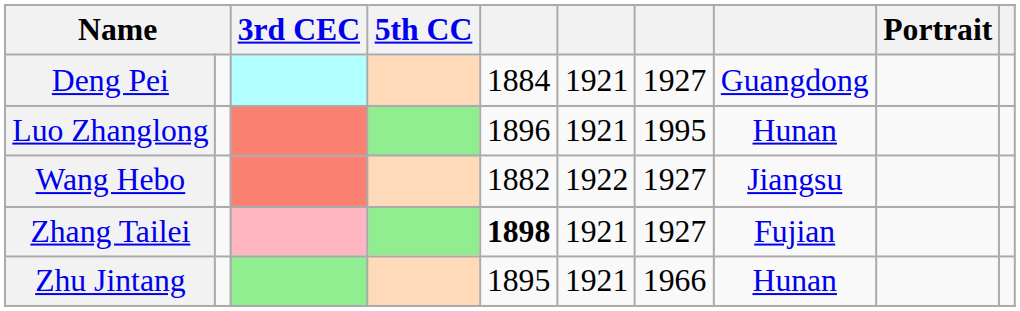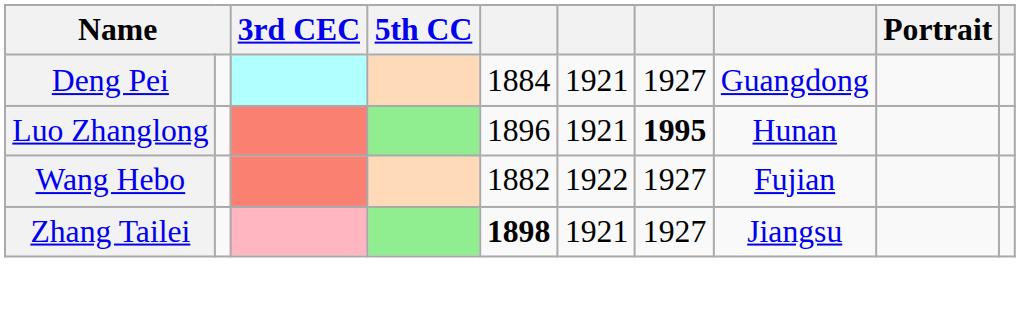(675, 130) normal -> (675, 130) bold
(795, 180) Jiangsu -> (795, 180) Fujian
(795, 230) Fujian -> (795, 230) Jiangsu
- row: (110, 280)
